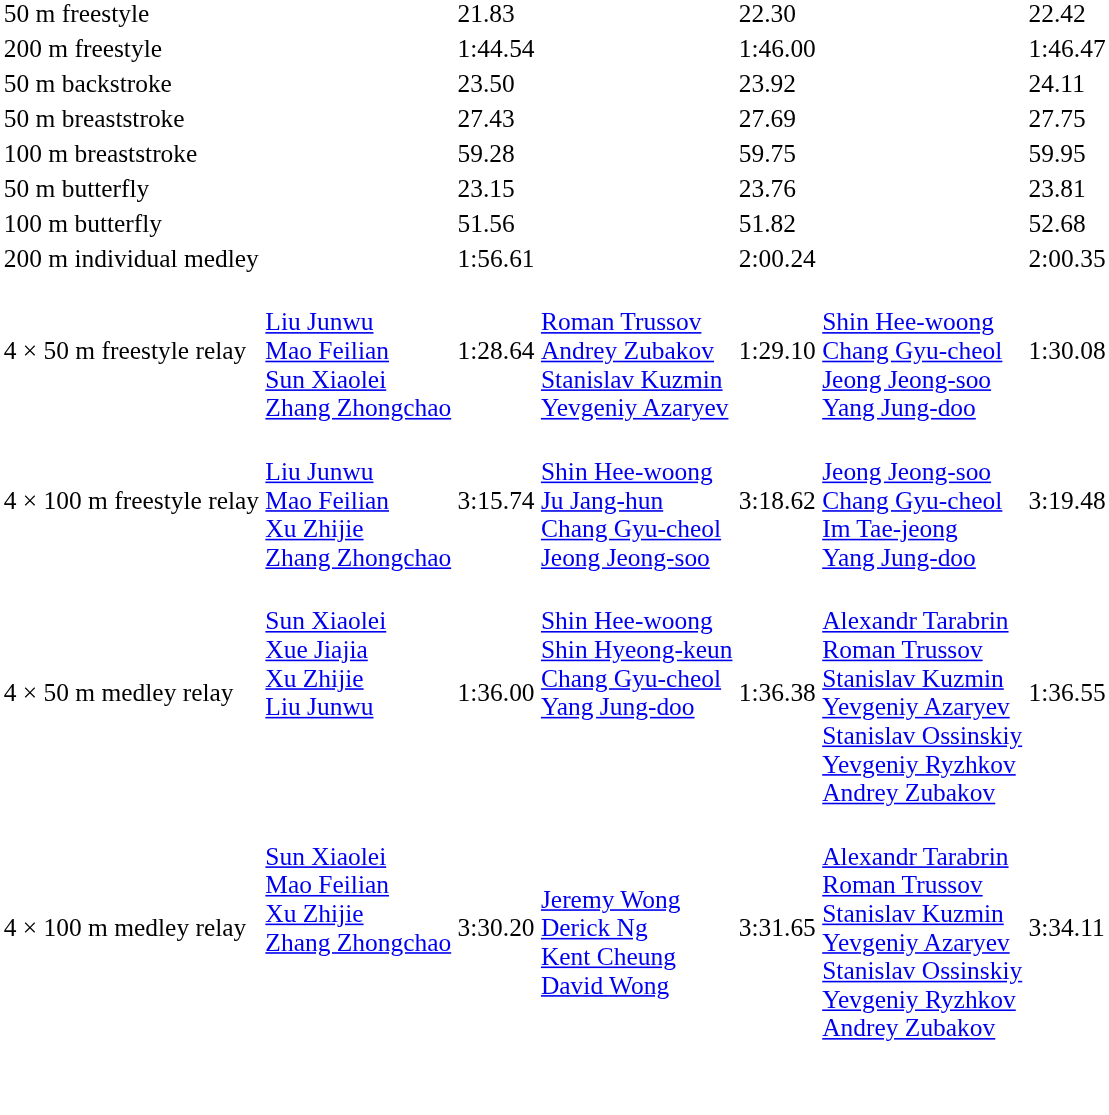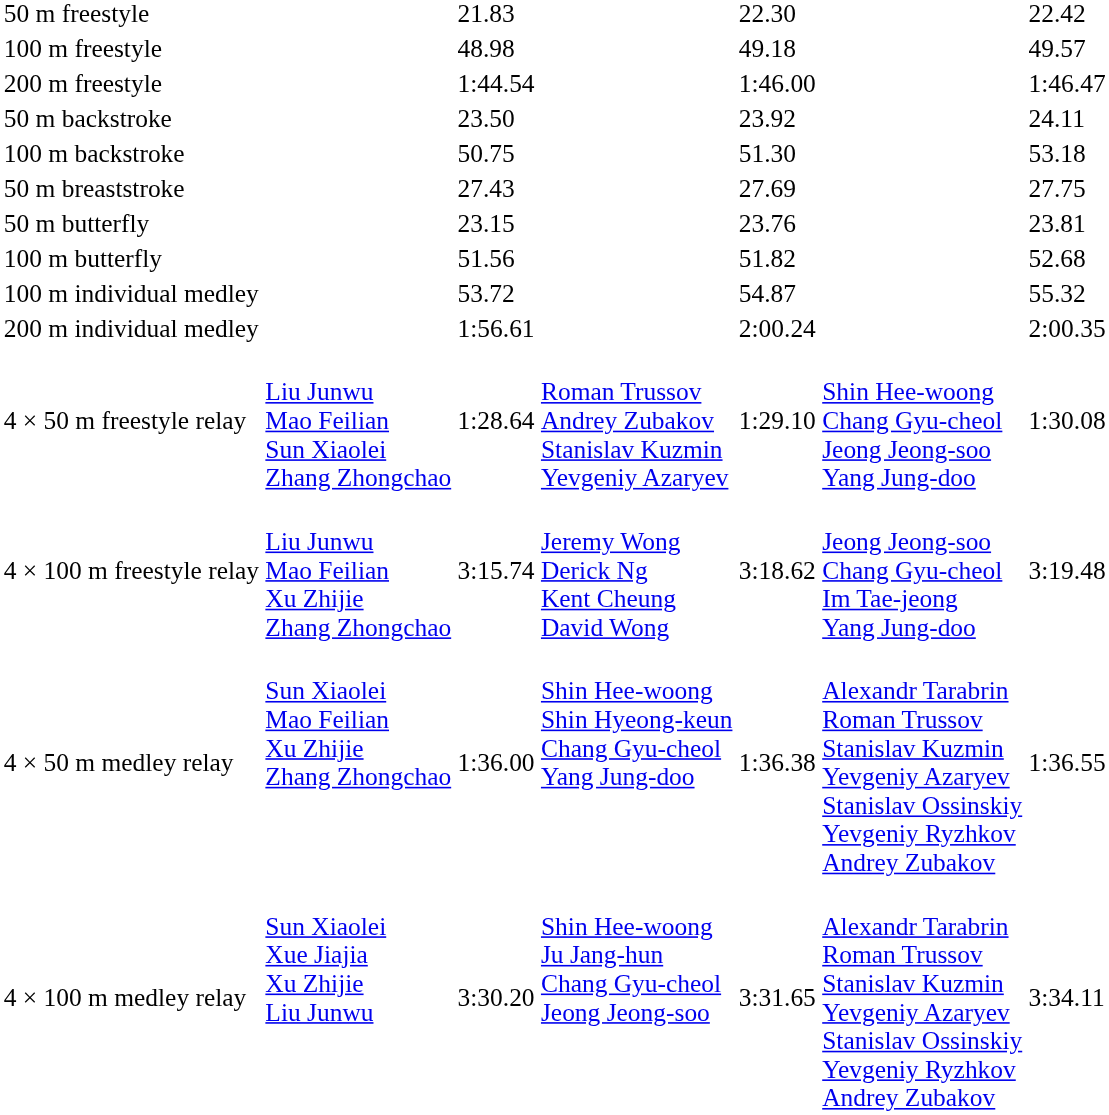+ row: (83, 48)
+ row: (94, 153)
- row: (101, 153)
+ row: (131, 293)
(631, 514) Shin Hee-woong Ju Jang-hun Chang Gyu-cheol Jeong Jeong-soo -> (611, 584) Jeremy Wong Derick Ng Kent Cheung David Wong
(326, 664) Sun Xiaolei Xue Jiajia Xu Zhijie Liu Junwu -> (358, 734) Sun Xiaolei Mao Feilian Xu Zhijie Zhang Zhongchao
(358, 899) Sun Xiaolei Mao Feilian Xu Zhijie Zhang Zhongchao -> (326, 969) Sun Xiaolei Xue Jiajia Xu Zhijie Liu Junwu
(611, 942) Jeremy Wong Derick Ng Kent Cheung David Wong -> (631, 969) Shin Hee-woong Ju Jang-hun Chang Gyu-cheol Jeong Jeong-soo
